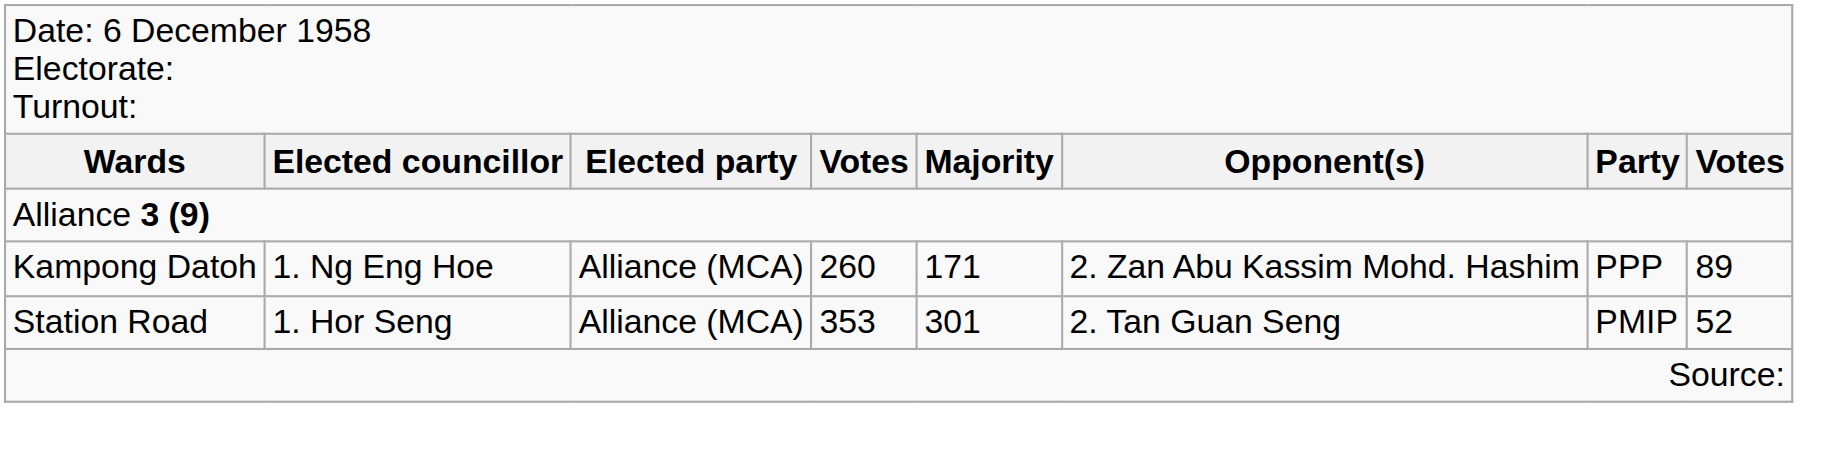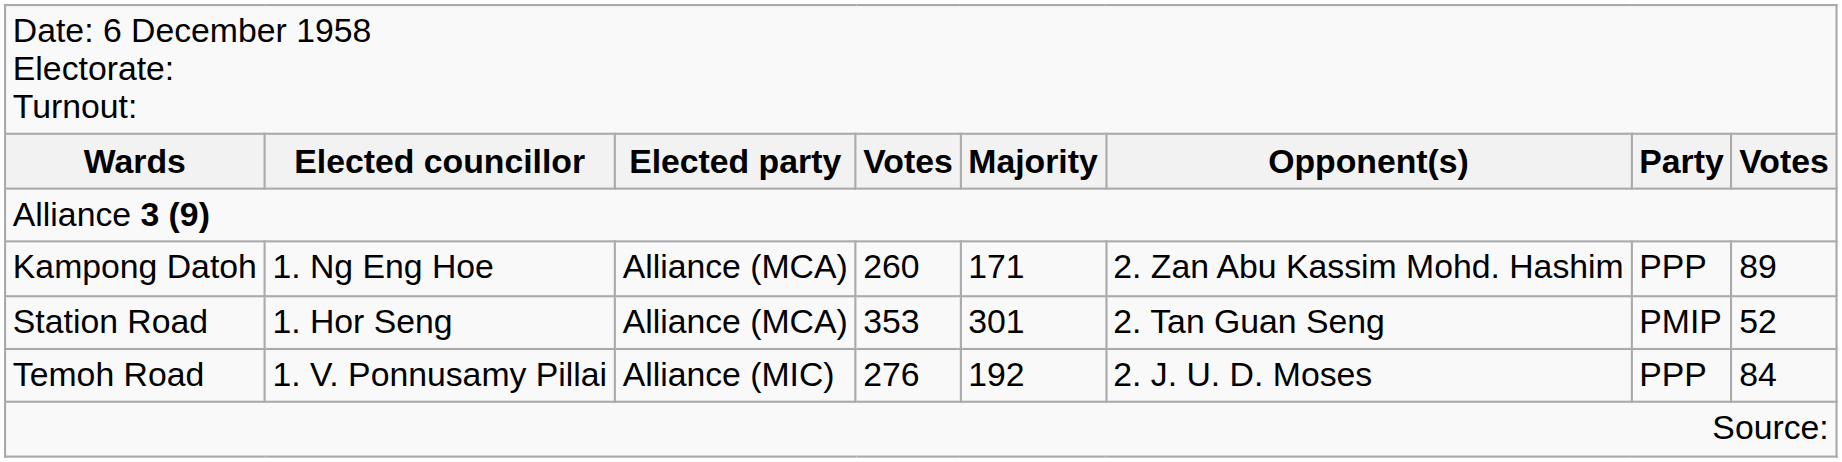+ row: (109, 374)
